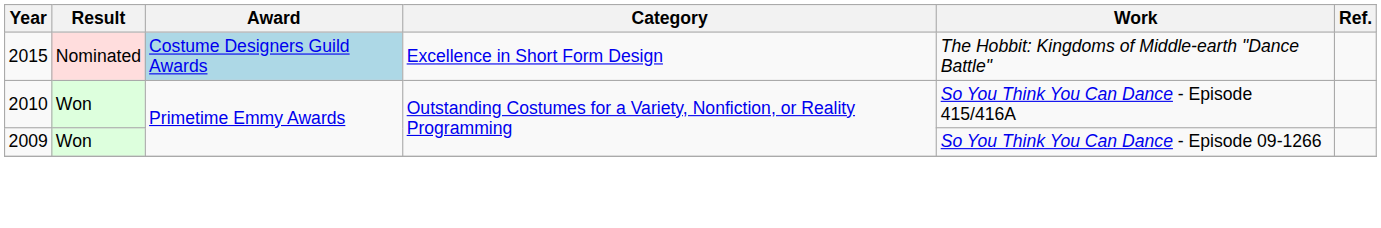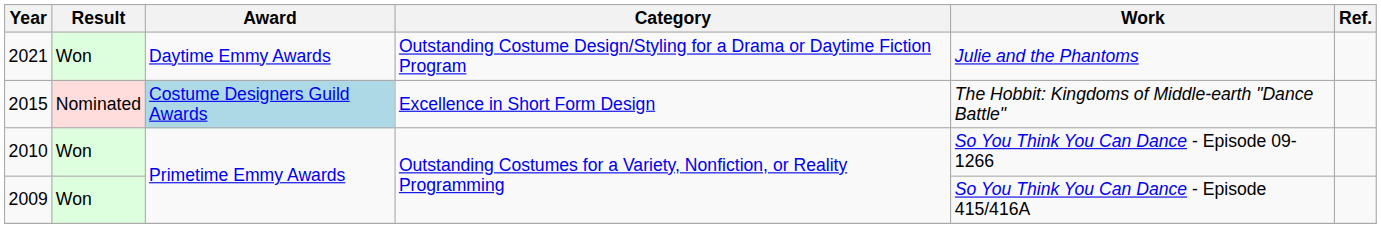+ row: (28, 56)
(1096, 103) So You Think You Can Dance - Episode 415/416A -> (1126, 151) So You Think You Can Dance - Episode 09-1266
(1131, 141) So You Think You Can Dance - Episode 09-1266 -> (1111, 199) So You Think You Can Dance - Episode 415/416A
